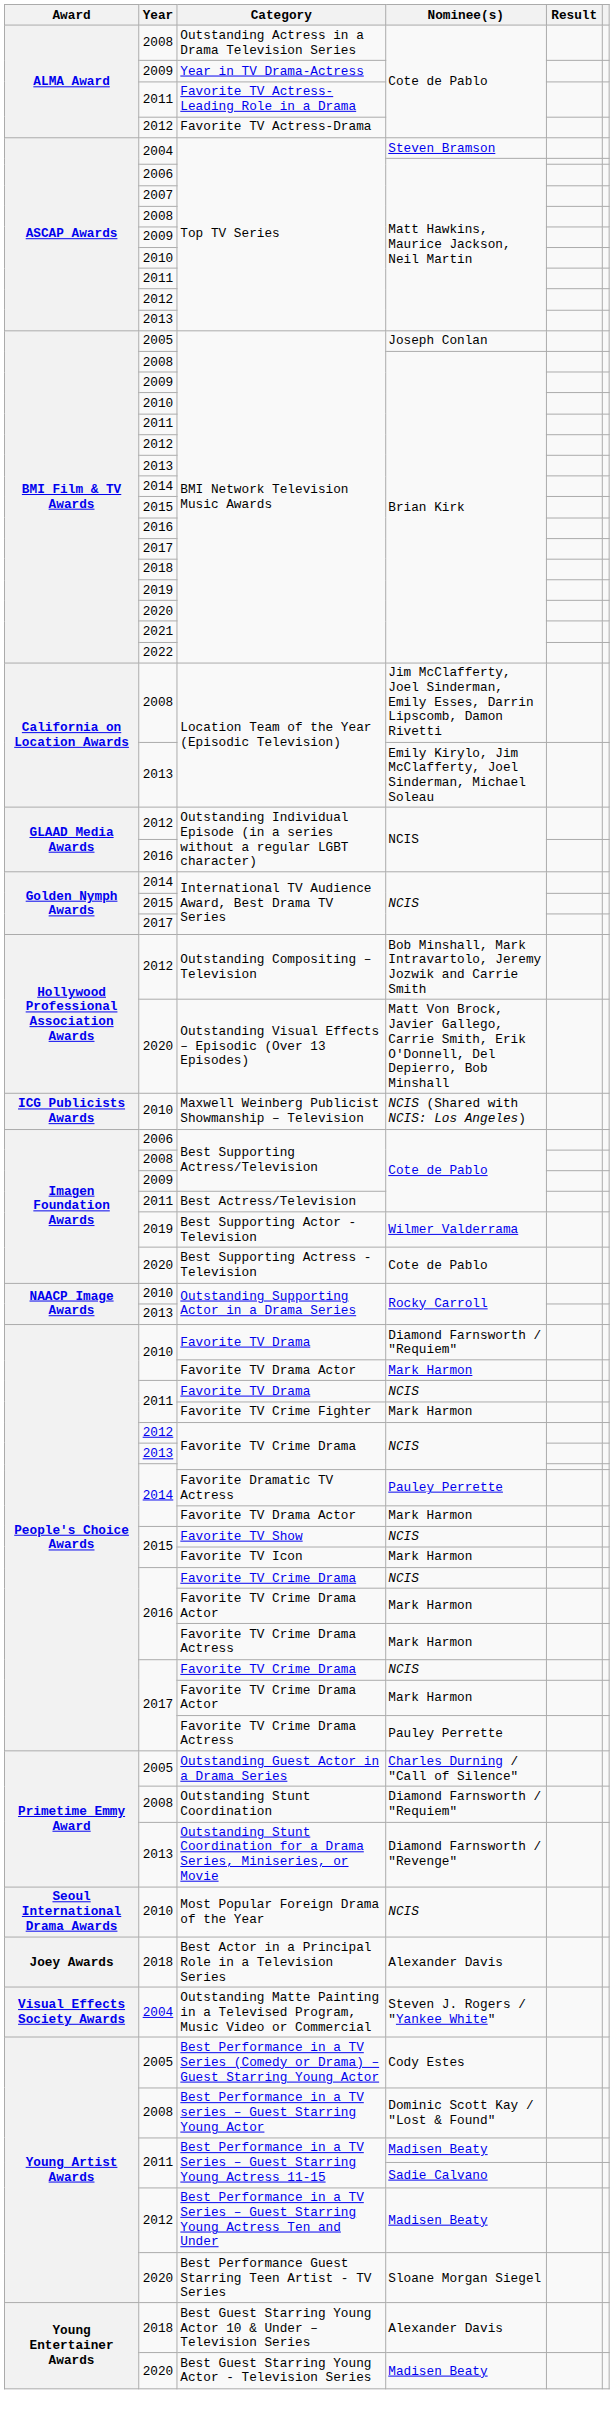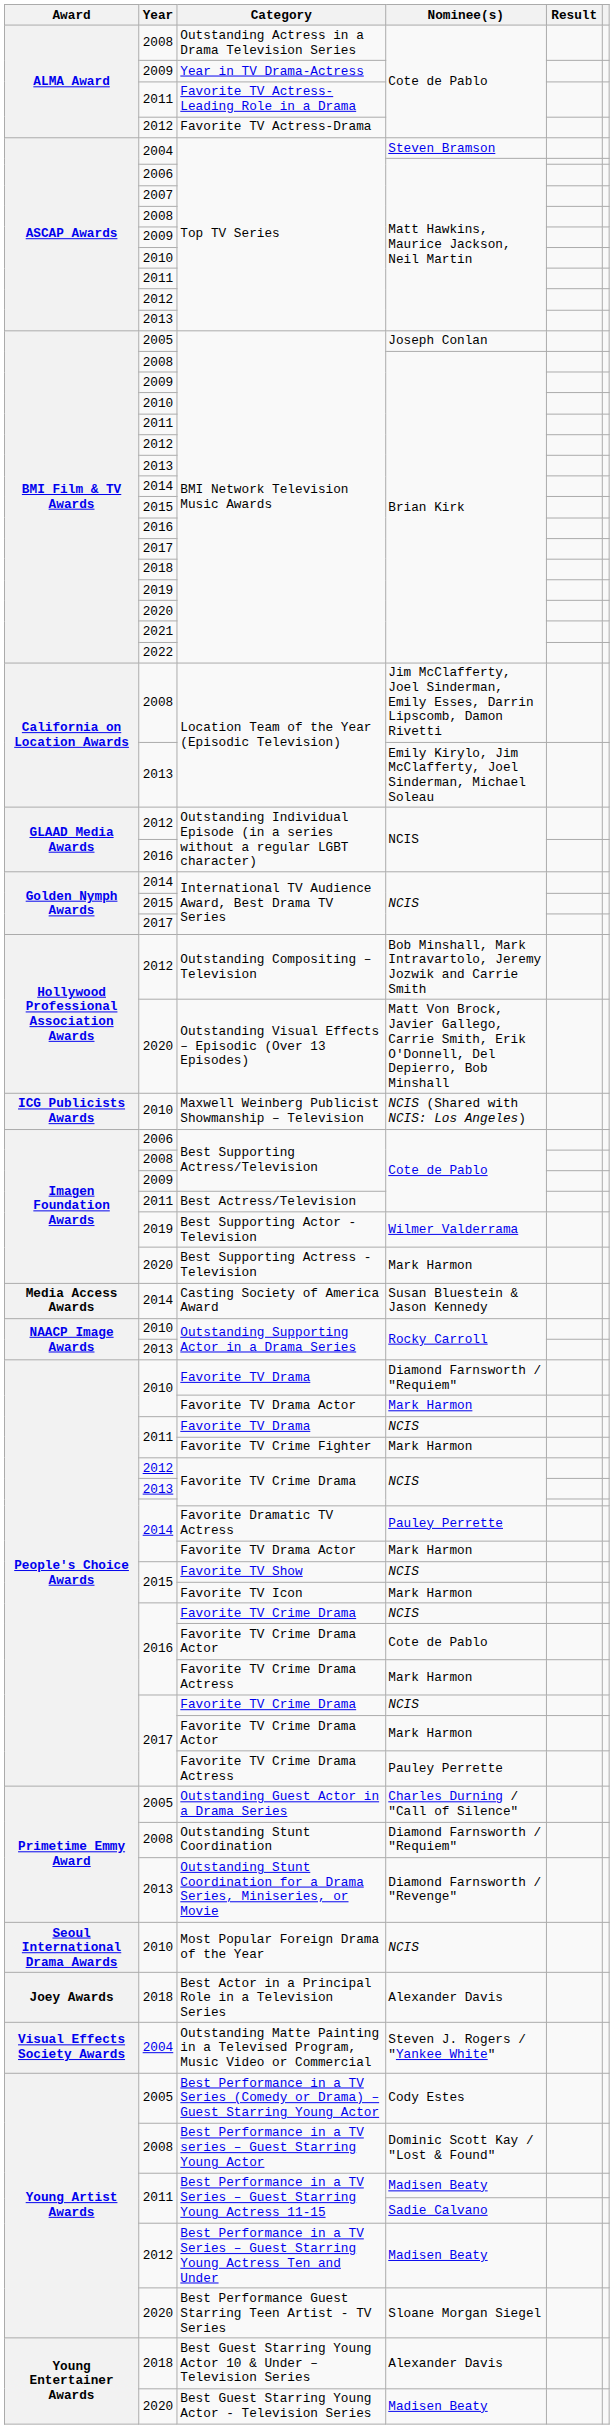(438, 1265) Cote de Pablo -> (430, 1265) Mark Harmon
+ row: (158, 1301)
(430, 1606) Mark Harmon -> (438, 1642) Cote de Pablo
